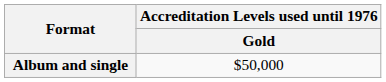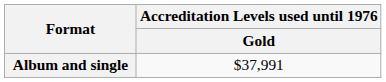(259, 65) $50,000 -> (259, 65) $37,991
